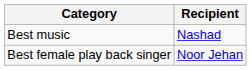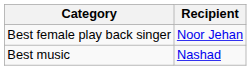rows swapped: (39, 34) <-> (89, 55)
